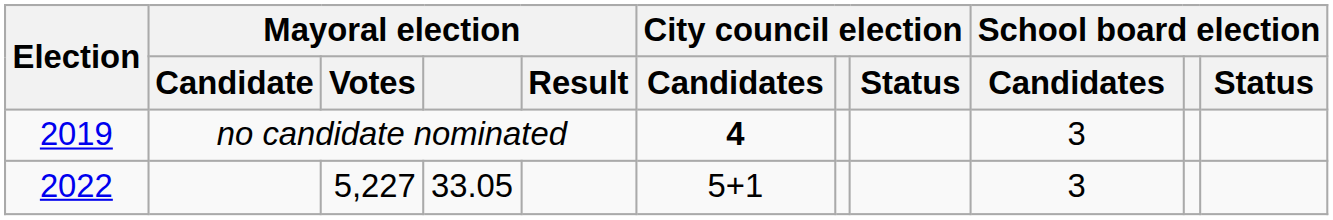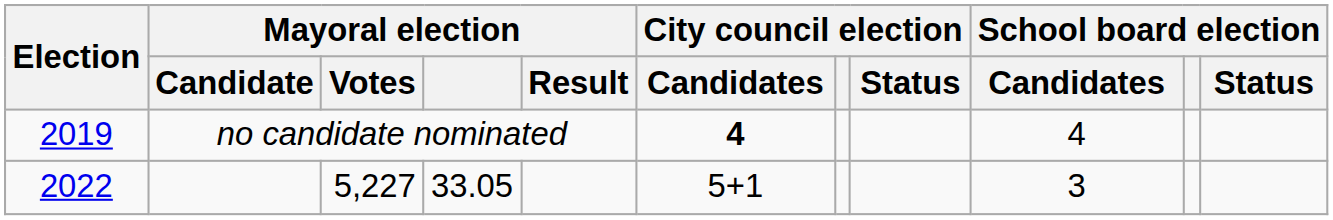(1077, 134) 3 -> (1077, 134) 4
